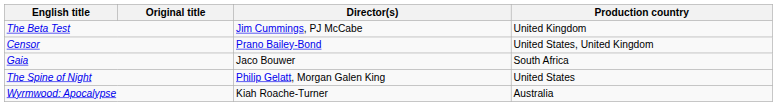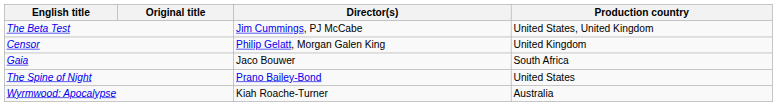(550, 28) United Kingdom -> (584, 28) United States, United Kingdom
(279, 45) Prano Bailey-Bond -> (311, 45) Philip Gelatt, Morgan Galen King
(584, 45) United States, United Kingdom -> (550, 45) United Kingdom
(311, 77) Philip Gelatt, Morgan Galen King -> (279, 77) Prano Bailey-Bond
